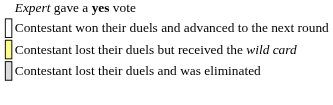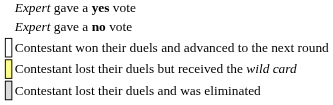+ row: (73, 27)
